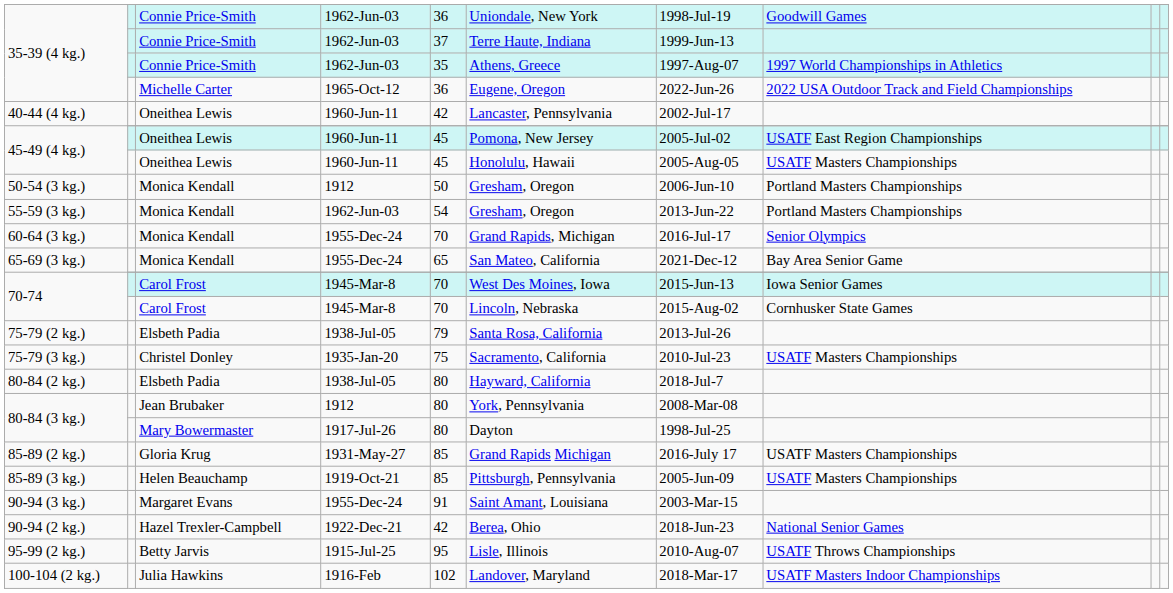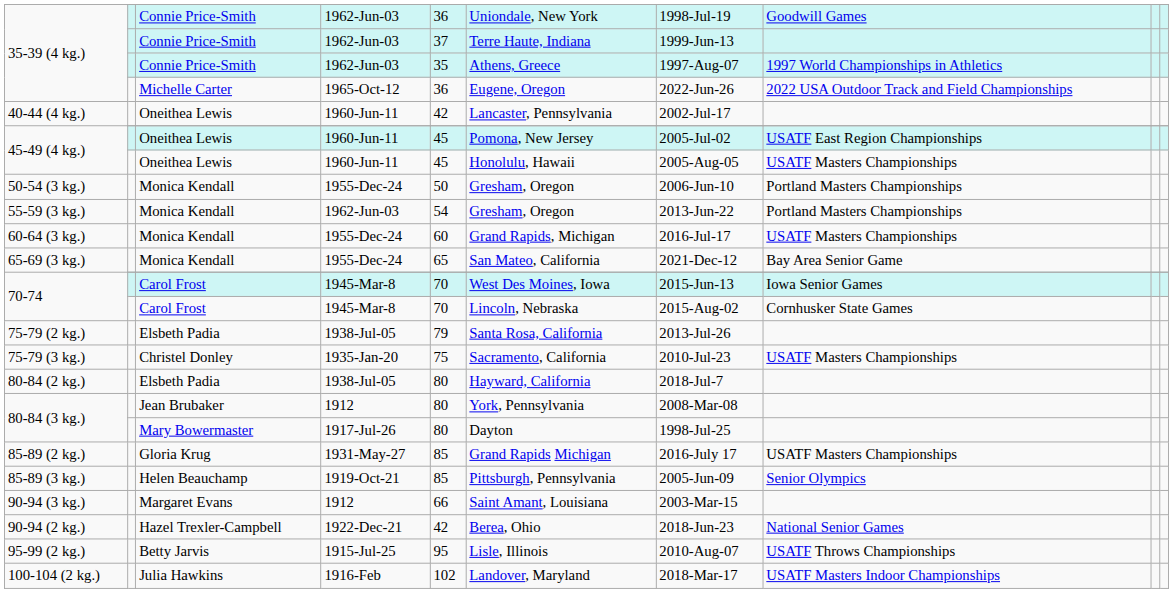(339, 187) 1912 -> (363, 187) 1955-Dec-24
(441, 235) 70 -> (441, 235) 60
(816, 235) Senior Olympics -> (862, 235) USATF Masters Championships
(862, 478) USATF Masters Championships -> (816, 478) Senior Olympics
(363, 503) 1955-Dec-24 -> (339, 503) 1912
(441, 503) 91 -> (441, 503) 66
